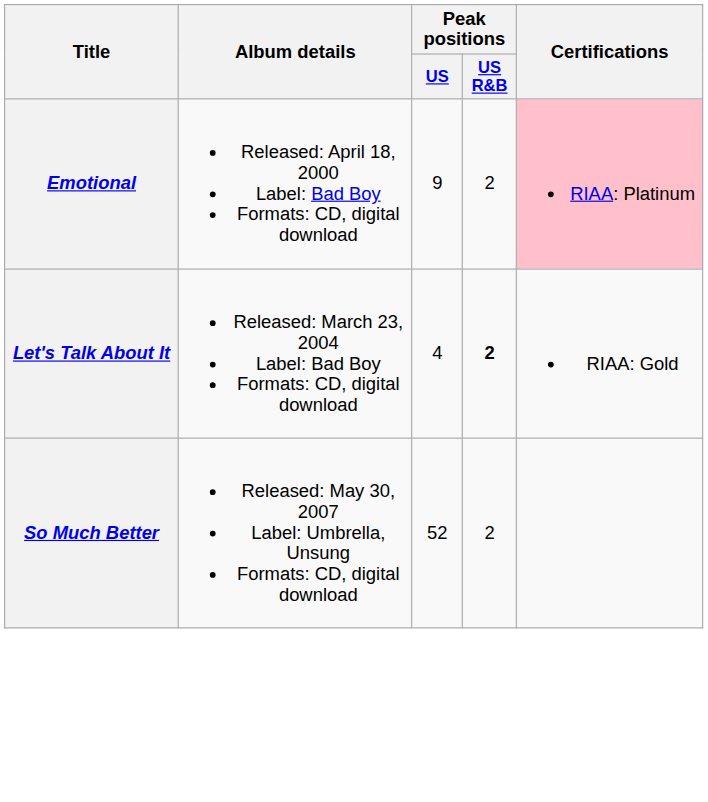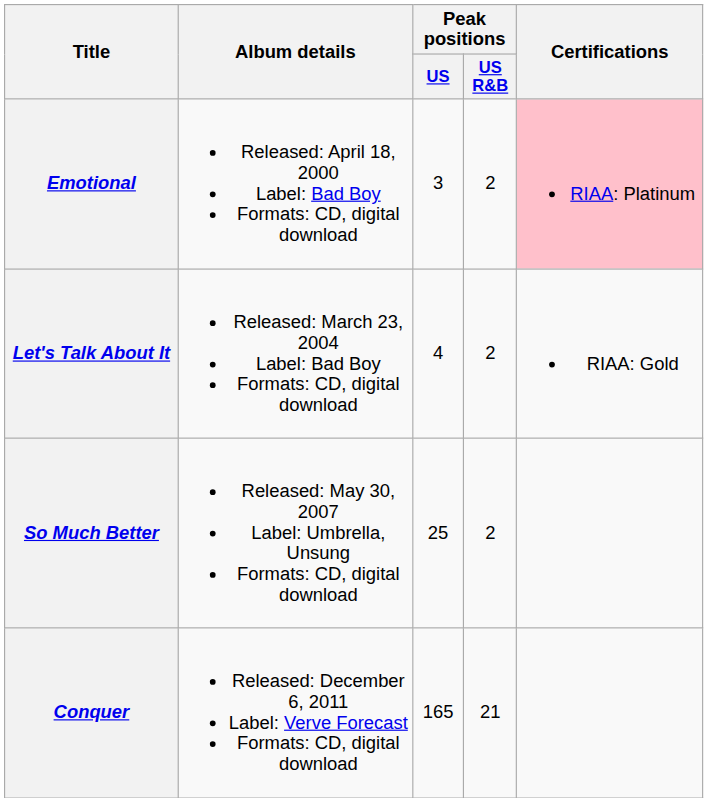(437, 183) 9 -> (438, 183) 3
(490, 353) bold -> (490, 353) normal
(437, 532) 52 -> (438, 532) 25
+ row: (91, 712)
